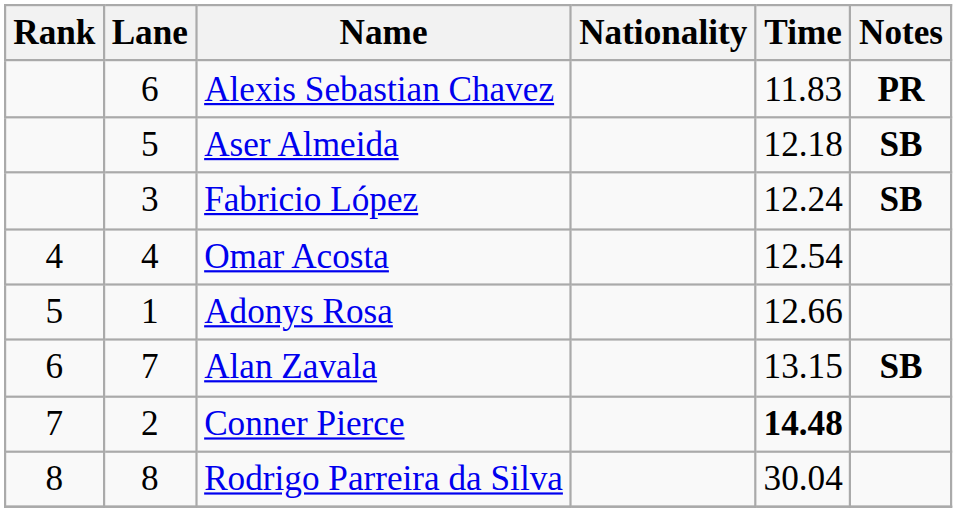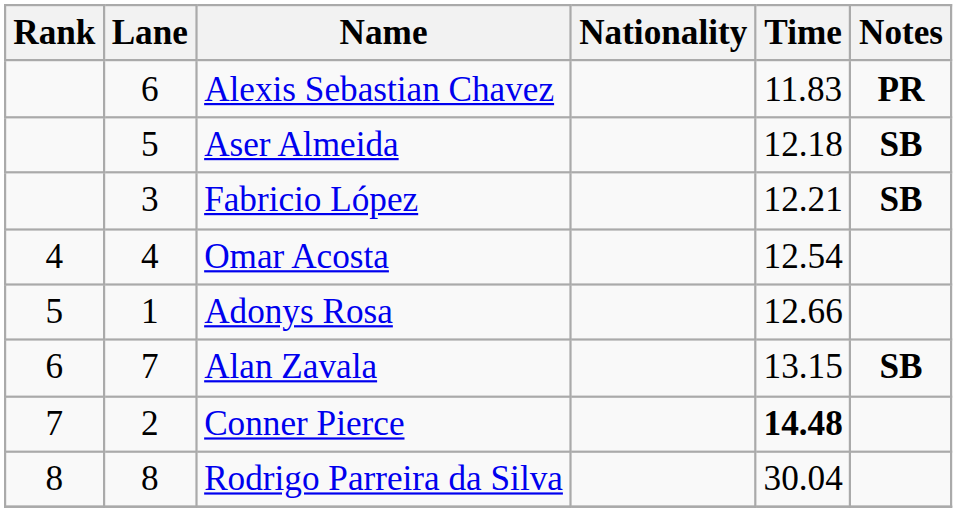(803, 199) 12.24 -> (803, 199) 12.21
